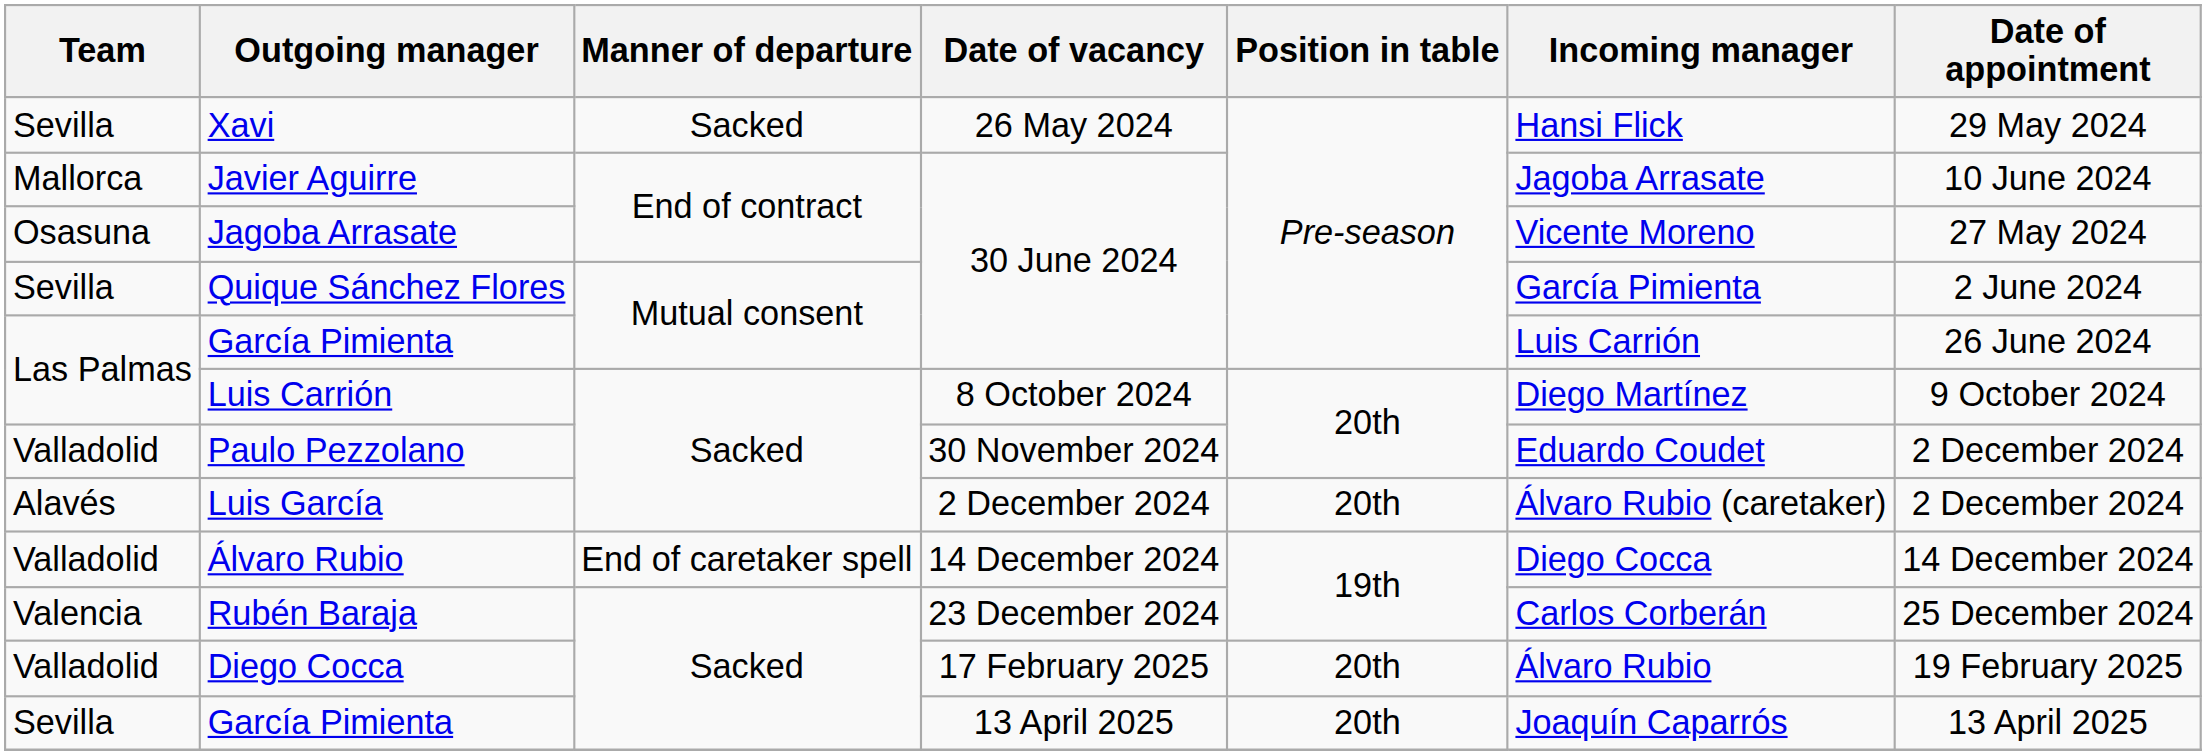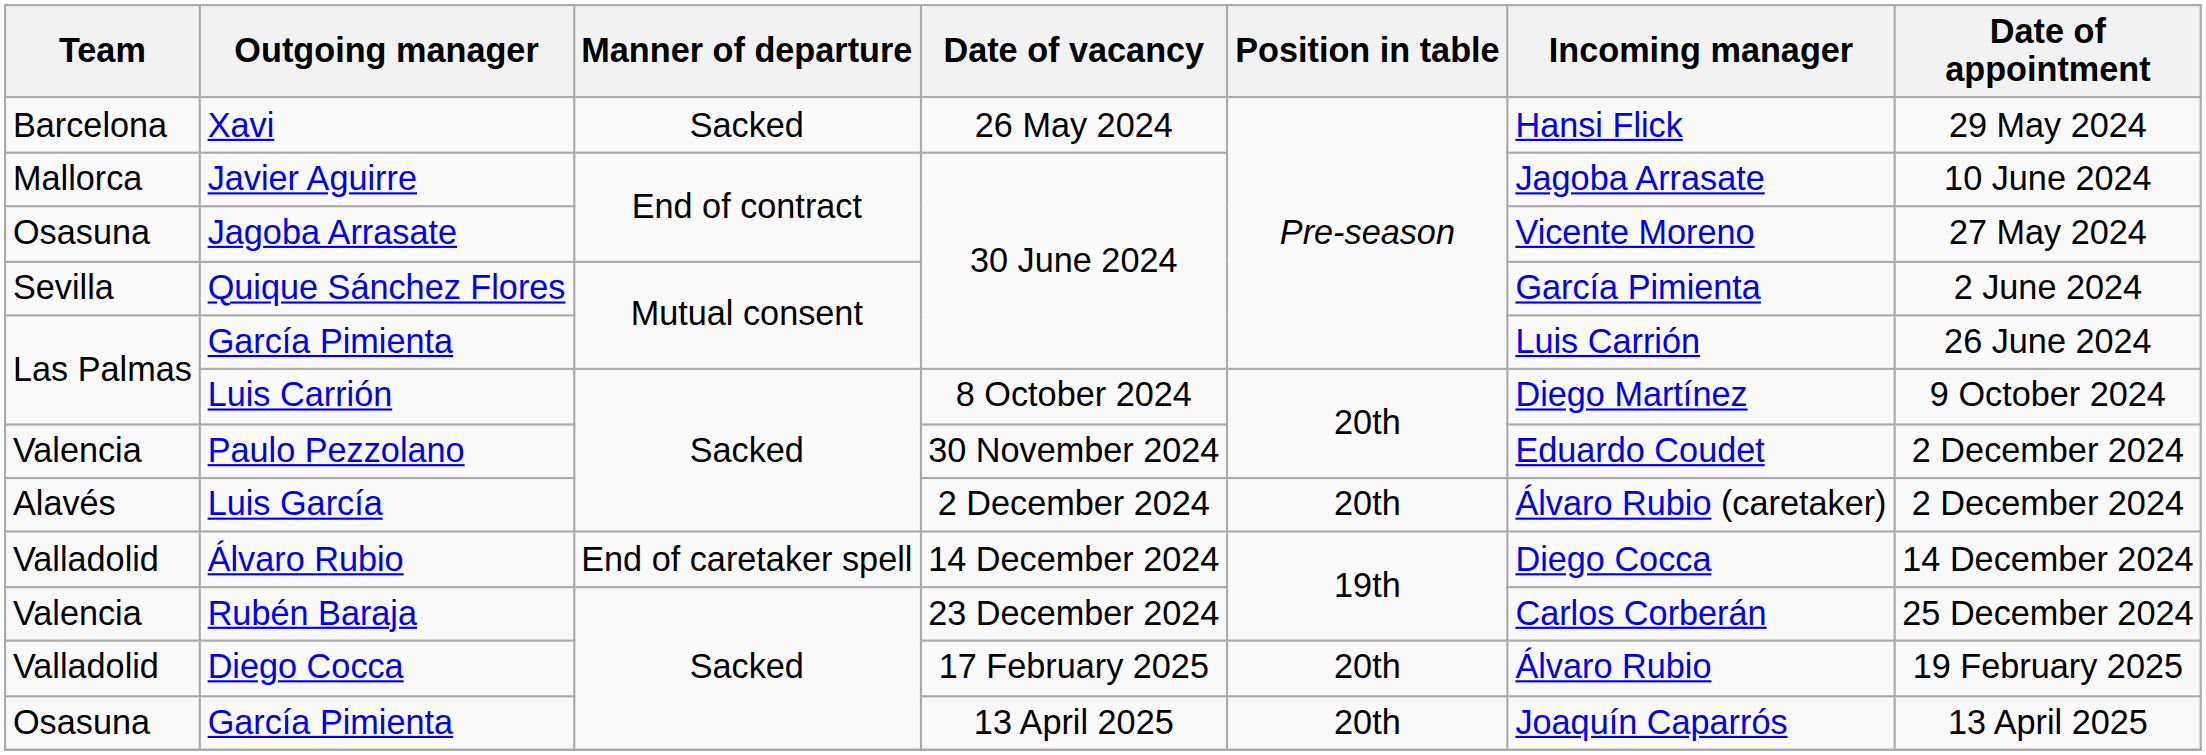(63, 124) Sevilla -> (90, 124) Barcelona
(86, 450) Valladolid -> (77, 450) Valencia
(63, 721) Sevilla -> (81, 721) Osasuna
